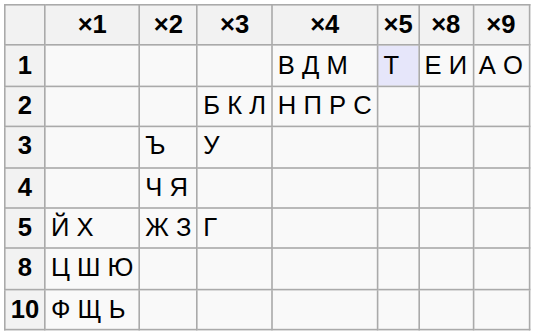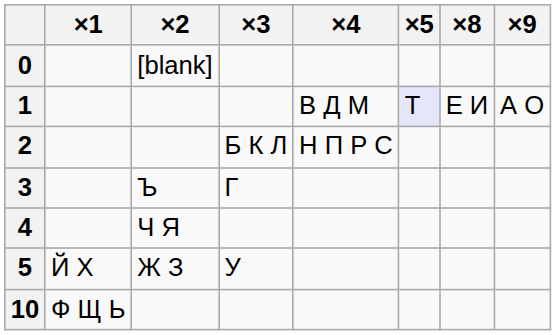+ row: (25, 65)
(211, 146) У -> (231, 187) Г
(210, 227) Г -> (233, 268) У
- row: (25, 268)
